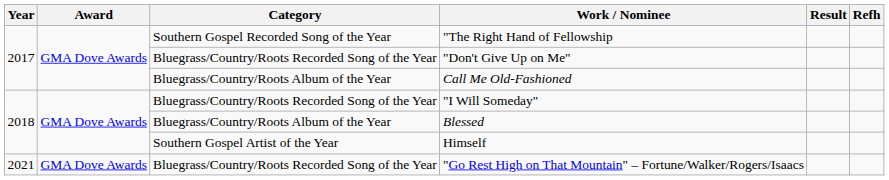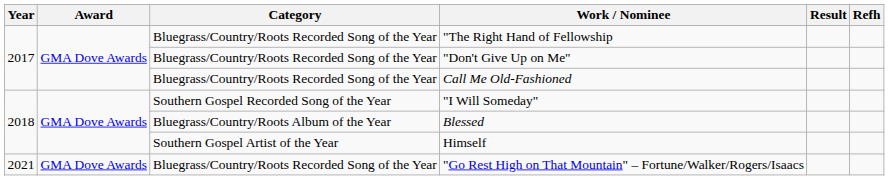(272, 36) Southern Gospel Recorded Song of the Year -> (295, 36) Bluegrass/Country/Roots Recorded Song of the Year
(272, 79) Bluegrass/Country/Roots Album of the Year -> (295, 79) Bluegrass/Country/Roots Recorded Song of the Year
(295, 100) Bluegrass/Country/Roots Recorded Song of the Year -> (272, 100) Southern Gospel Recorded Song of the Year
